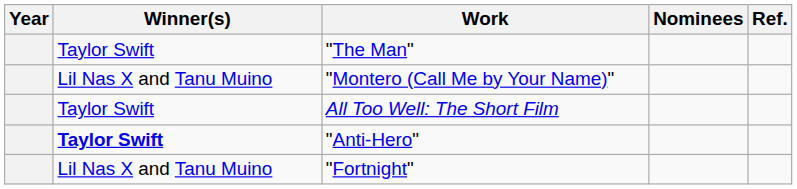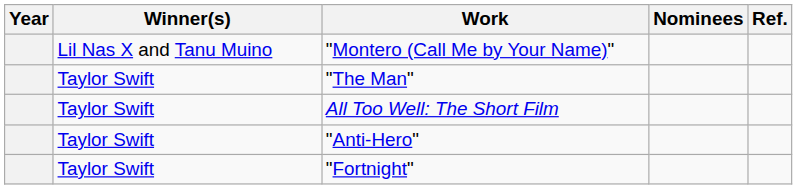rows swapped: (370, 49) <-> (470, 79)
(110, 139) bold -> (106, 139) normal
(165, 169) Lil Nas X and Tanu Muino -> (106, 169) Taylor Swift
